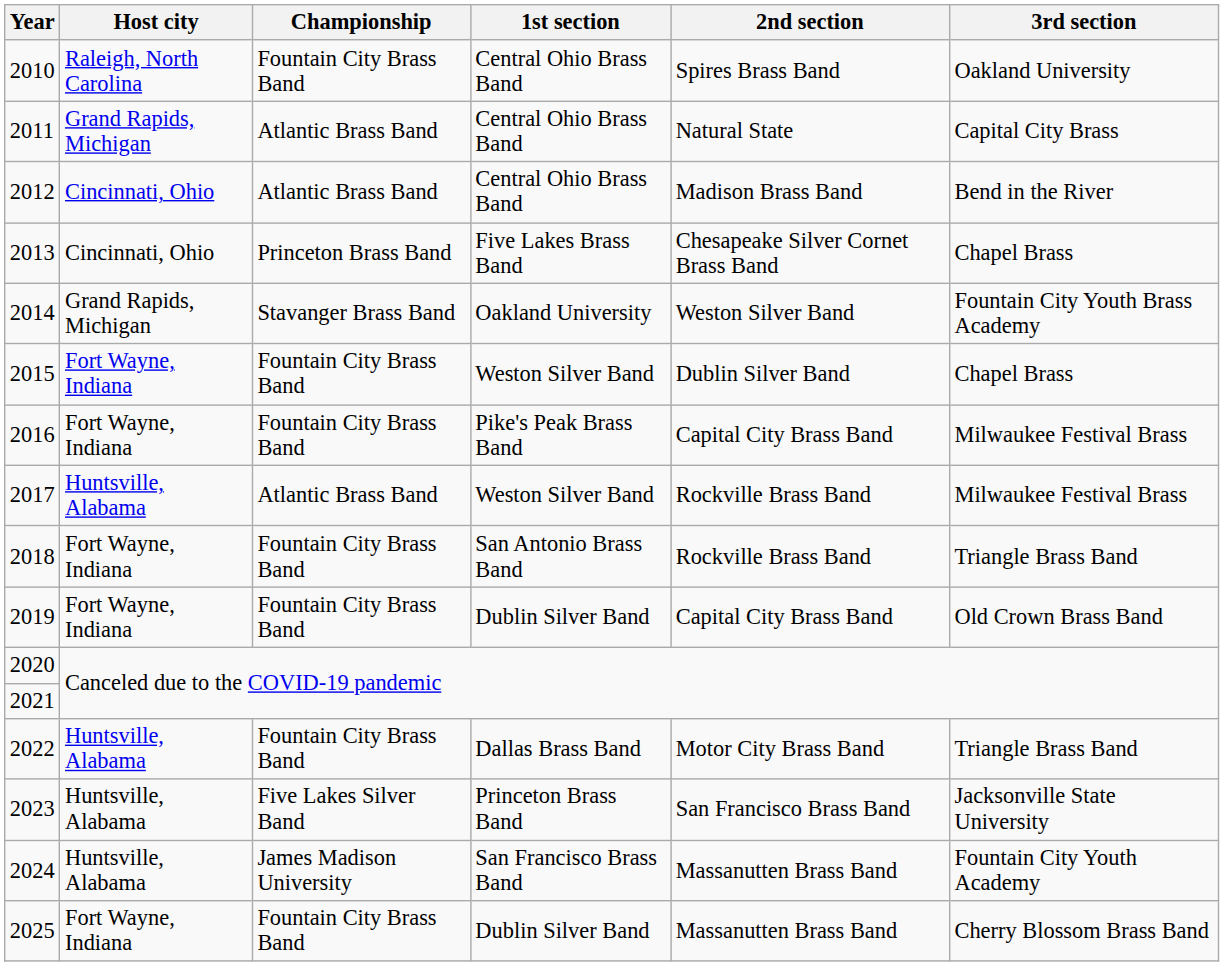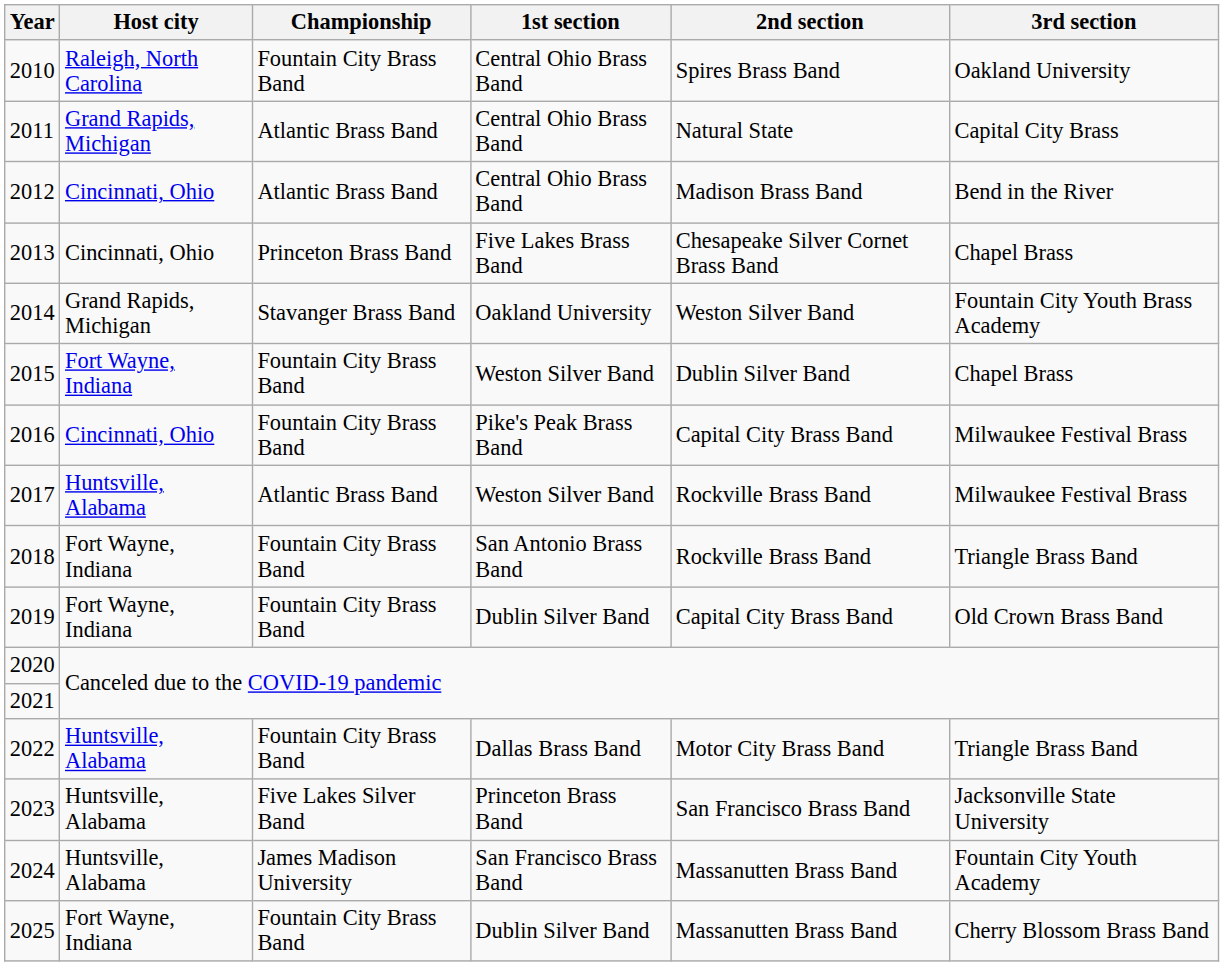(120, 434) Fort Wayne, Indiana -> (140, 434) Cincinnati, Ohio
